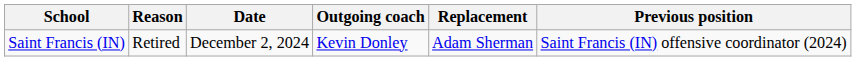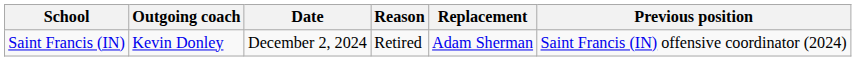columns swapped: (371, 17) <-> (158, 17)
